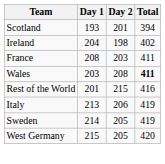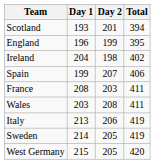+ row: (23, 43)
+ row: (18, 74)
(148, 74) bold -> (137, 105) normal
- row: (41, 89)
